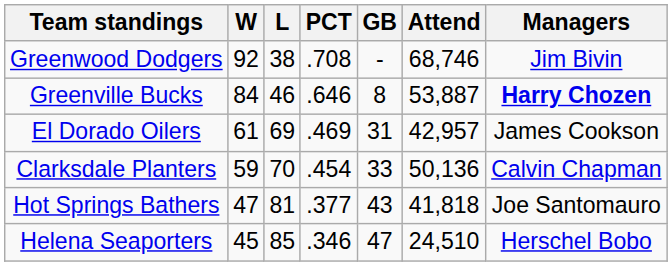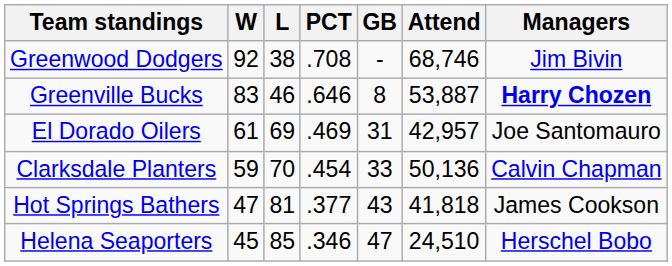(246, 95) 84 -> (246, 95) 83
(576, 132) James Cookson -> (576, 132) Joe Santomauro
(576, 205) Joe Santomauro -> (576, 205) James Cookson
